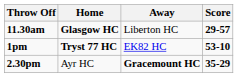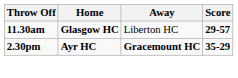- row: (17, 47)
(77, 64) normal -> (79, 47) bold
